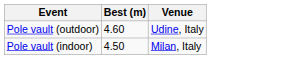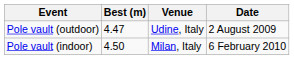+ column: (247, 12)
(114, 29) 4.60 -> (114, 29) 4.47
